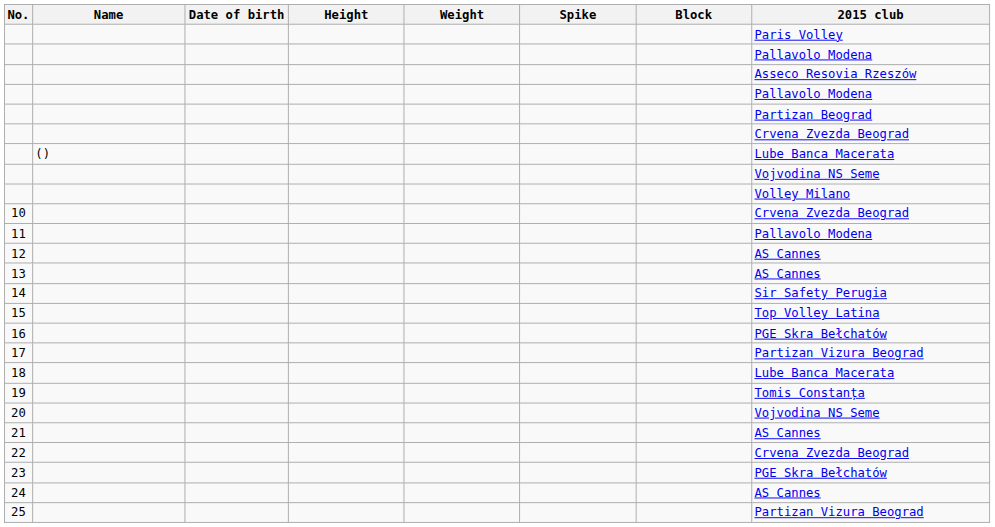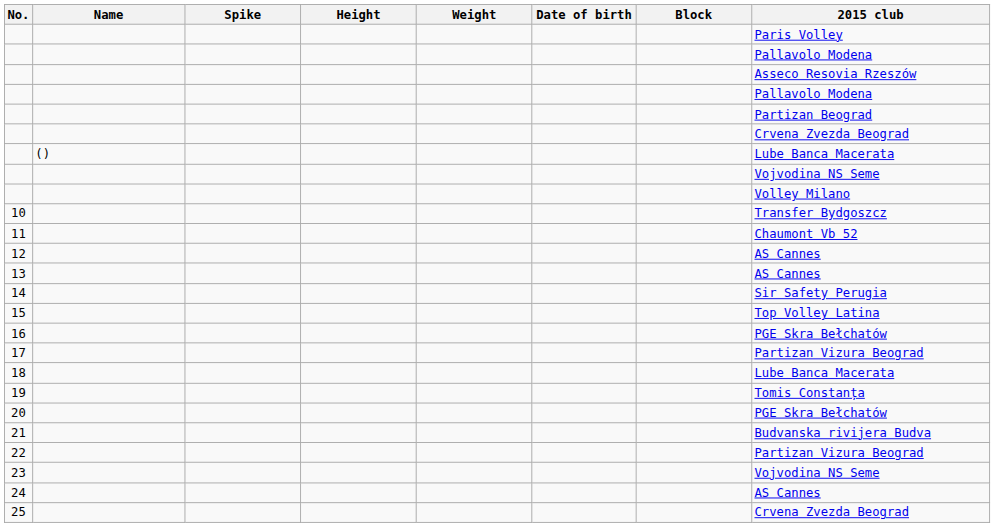columns swapped: (237, 14) <-> (578, 14)
(832, 214) Crvena Zvezda Beograd -> (821, 214) Transfer Bydgoszcz
(813, 234) Pallavolo Modena -> (806, 234) Chaumont Vb 52
(817, 413) Vojvodina NS Seme -> (821, 413) PGE Skra Bełchatów
(788, 433) AS Cannes -> (843, 433) Budvanska rivijera Budva
(832, 453) Crvena Zvezda Beograd -> (839, 453) Partizan Vizura Beograd
(821, 473) PGE Skra Bełchatów -> (817, 473) Vojvodina NS Seme
(839, 512) Partizan Vizura Beograd -> (832, 512) Crvena Zvezda Beograd
